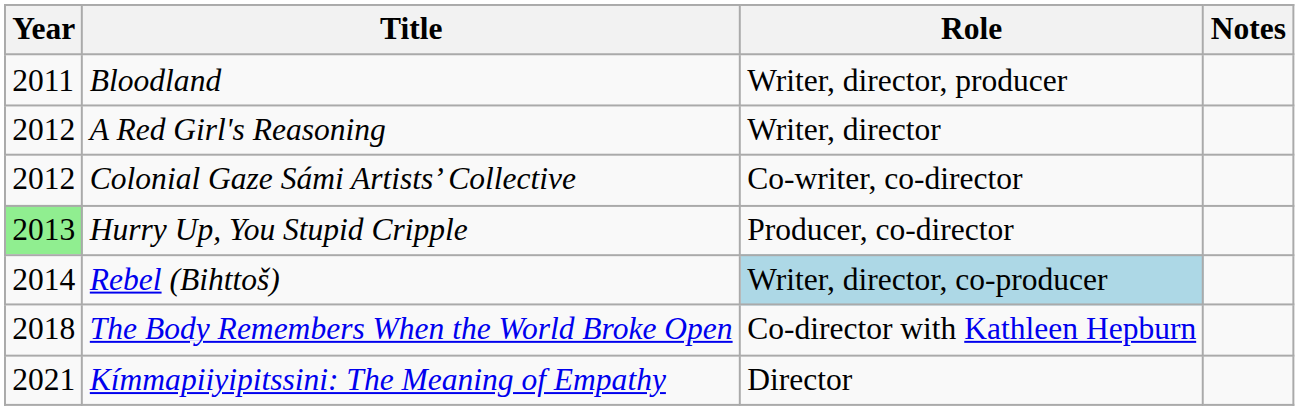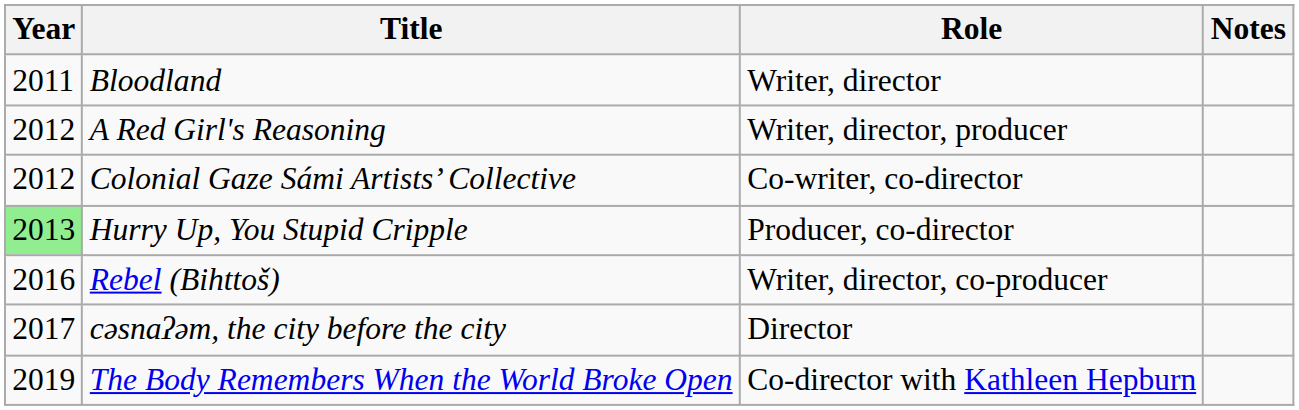(907, 79) Writer, director, producer -> (844, 79) Writer, director
(844, 129) Writer, director -> (907, 129) Writer, director, producer
(44, 279) 2014 -> (44, 279) 2016
(927, 279) lightblue background -> (927, 279) no background
+ row: (298, 329)
(44, 329) 2018 -> (44, 379) 2019
- row: (378, 379)
